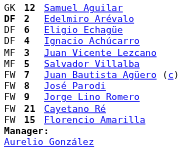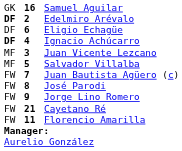(30, 8) 12 -> (30, 8) 16
(10, 41) normal -> (10, 41) bold
(30, 120) 15 -> (30, 120) 11
